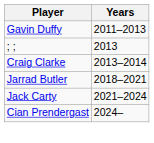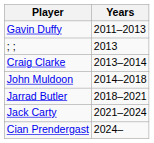+ row: (40, 79)
